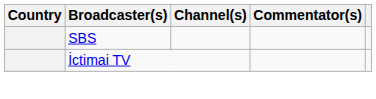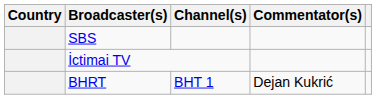+ row: (87, 82)
